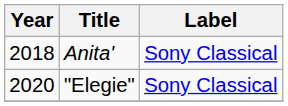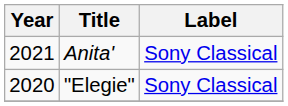(32, 52) 2018 -> (32, 52) 2021
